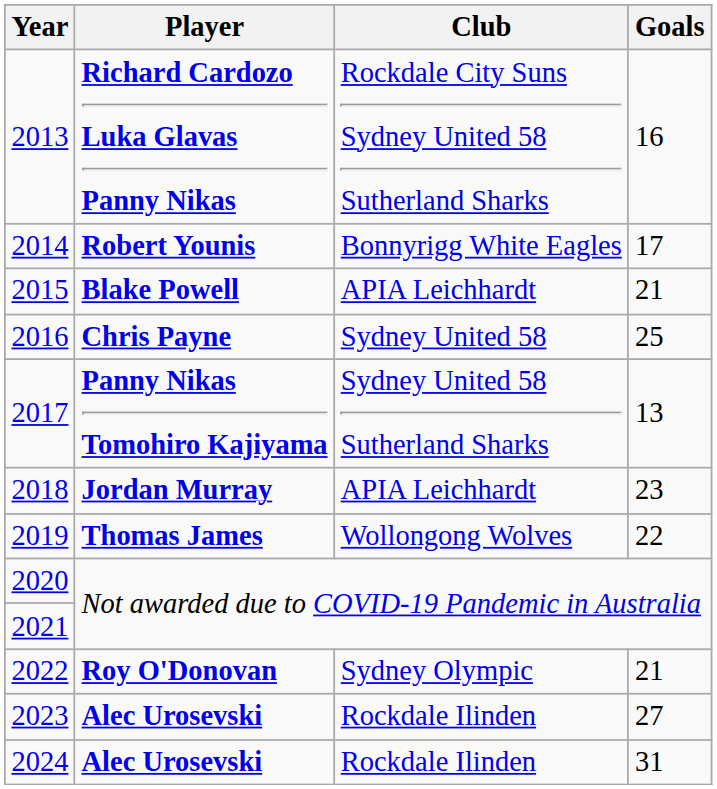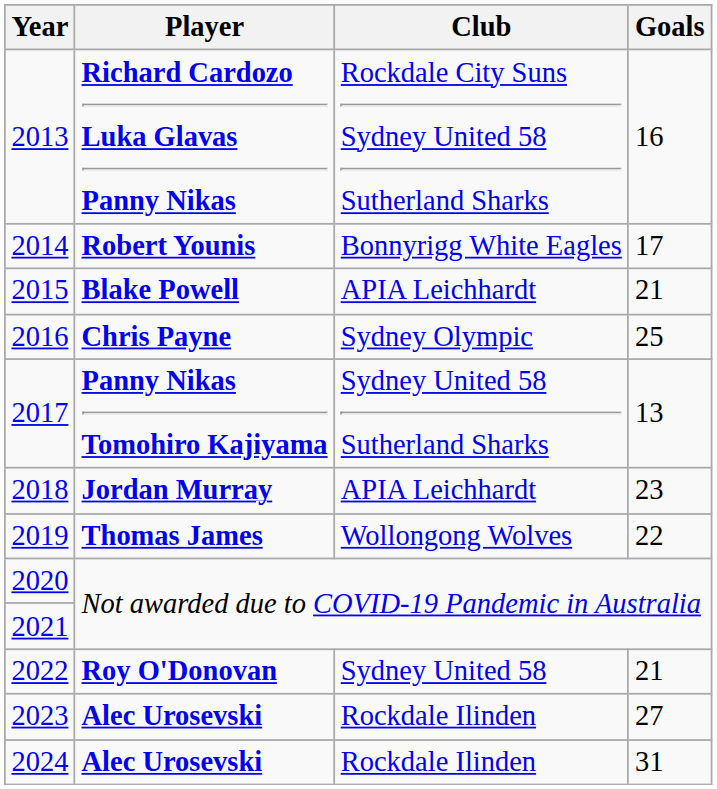(444, 335) Sydney United 58 -> (437, 335) Sydney Olympic
(437, 670) Sydney Olympic -> (444, 670) Sydney United 58
